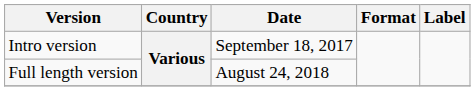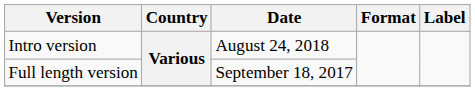(284, 45) September 18, 2017 -> (272, 45) August 24, 2018
(272, 72) August 24, 2018 -> (284, 72) September 18, 2017
